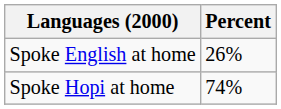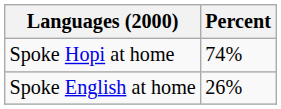rows swapped: (92, 88) <-> (103, 54)
